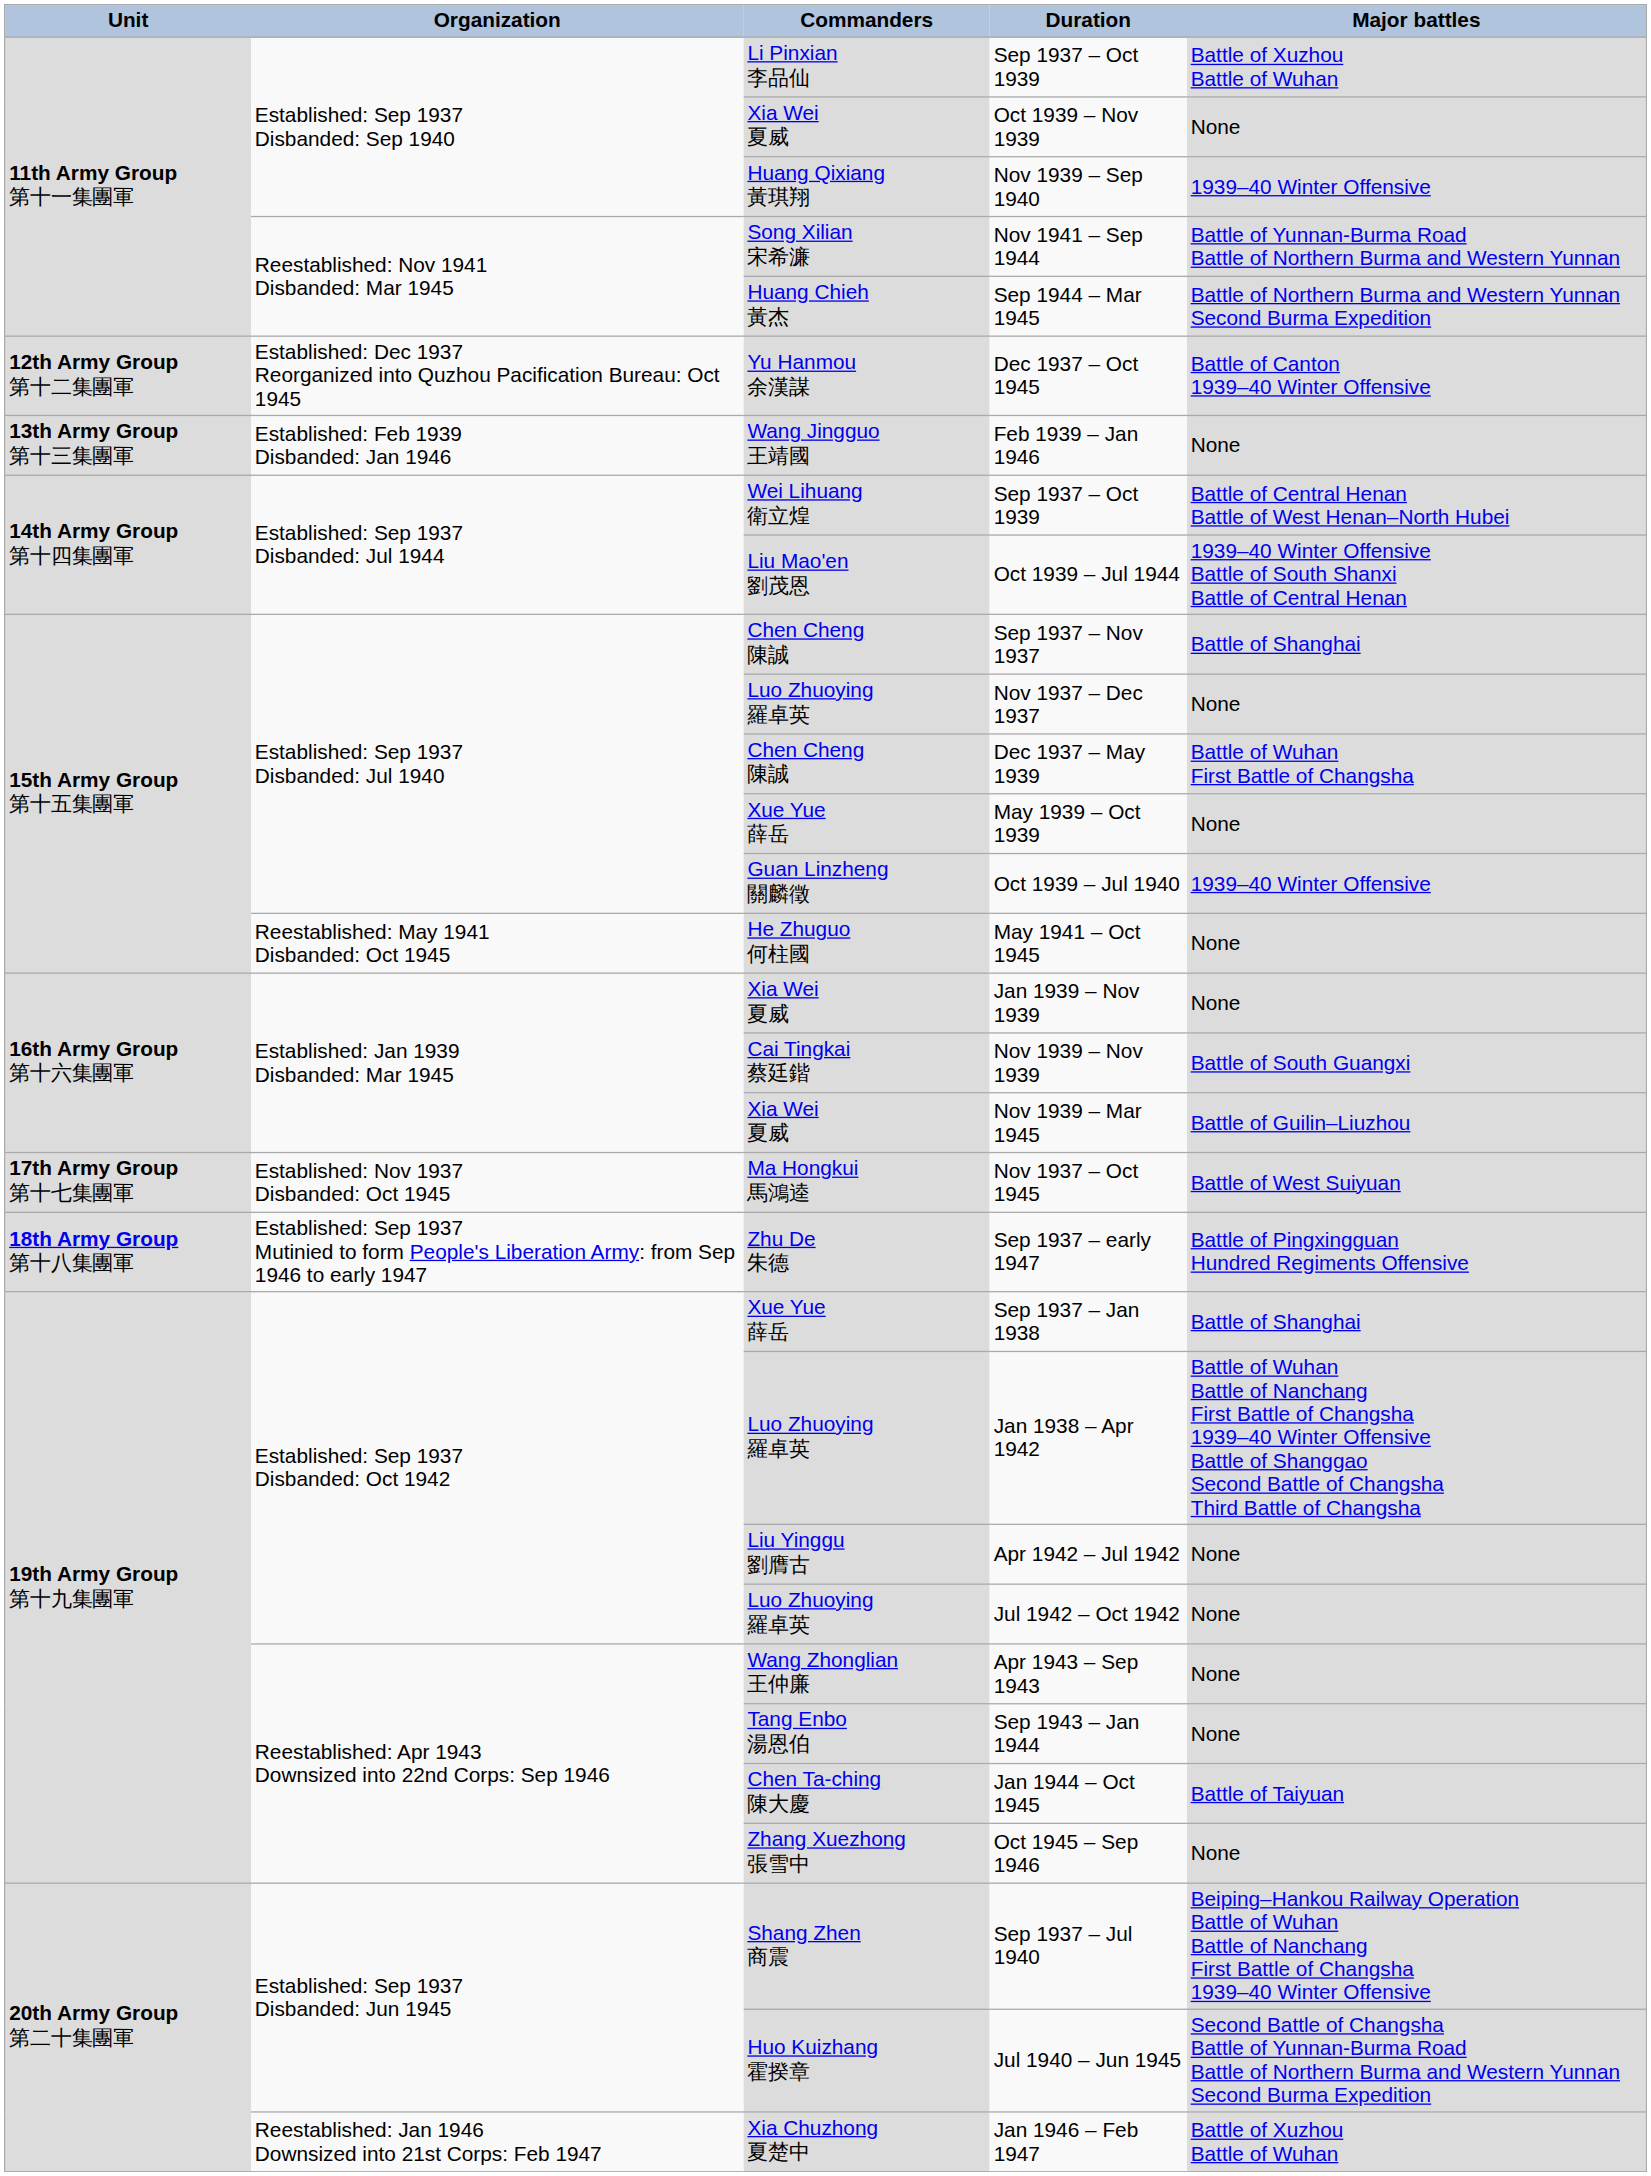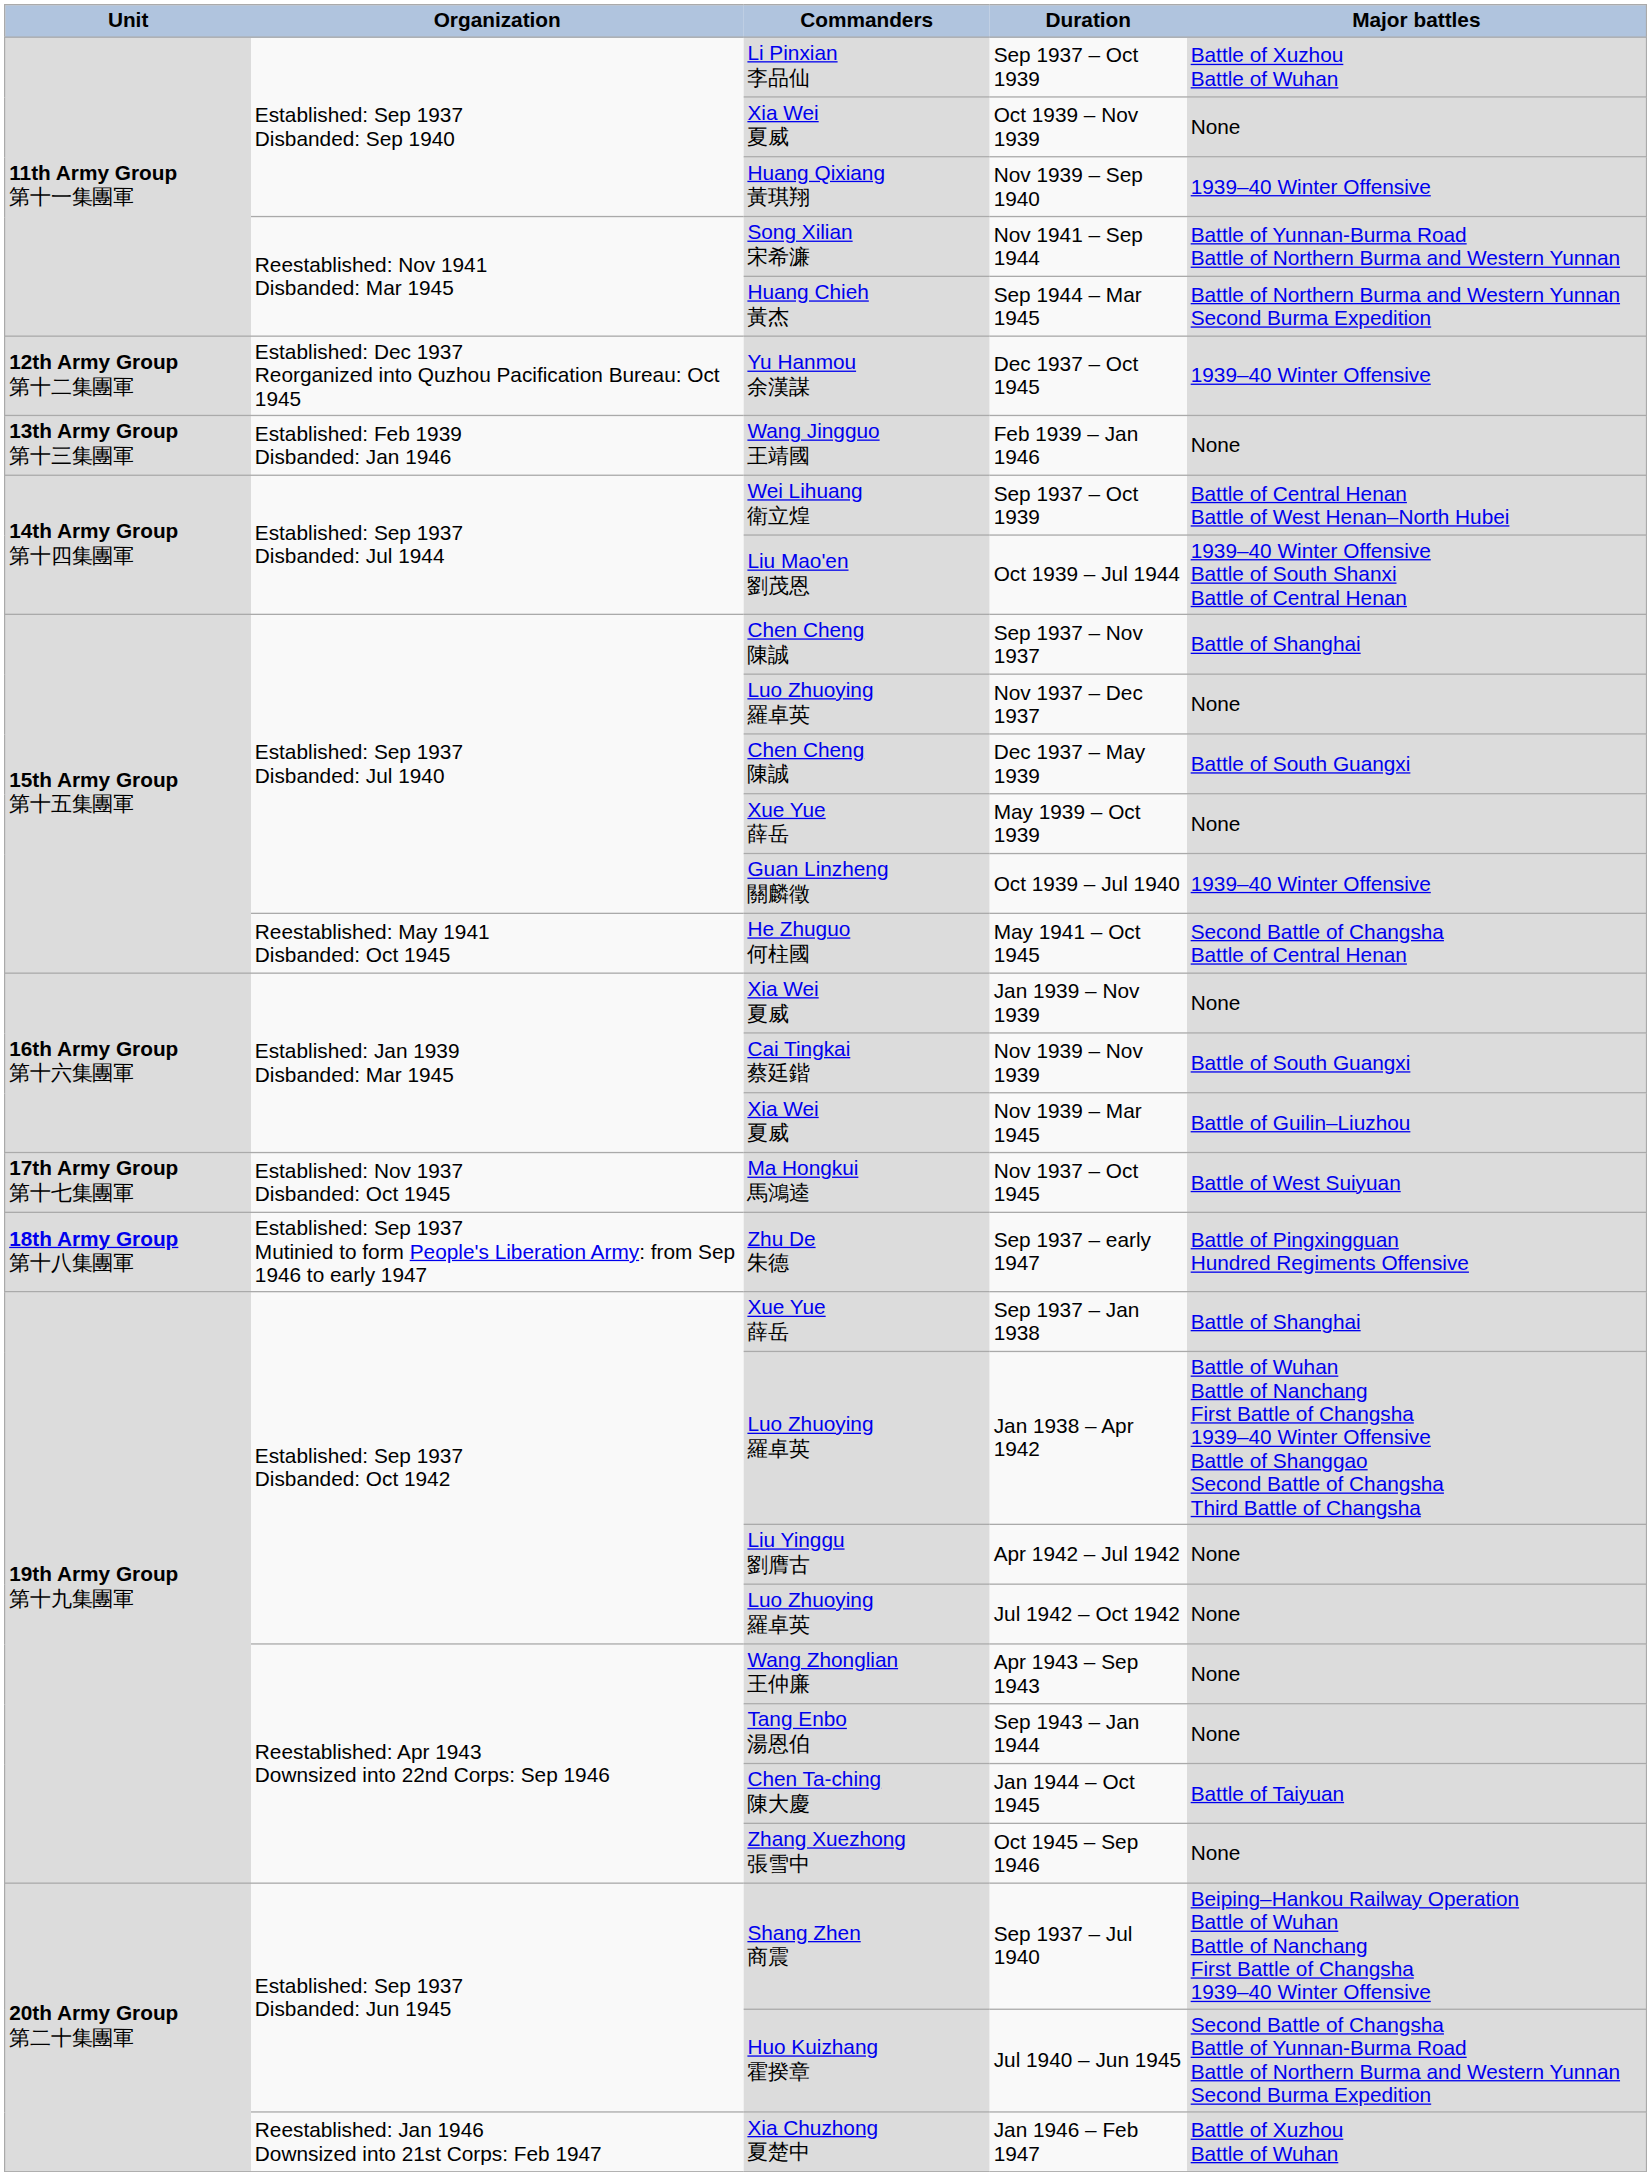(1311, 375) Battle of Canton 1939–40 Winter Offensive -> (1311, 375) 1939–40 Winter Offensive
(1302, 763) Battle of Wuhan First Battle of Changsha -> (1301, 763) Battle of South Guangxi
(1216, 943) None -> (1317, 943) Second Battle of Changsha Battle of Central Henan
